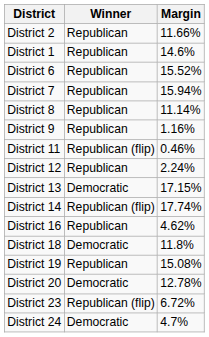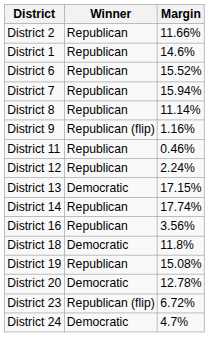(97, 129) Republican -> (111, 129) Republican (flip)
(111, 149) Republican (flip) -> (97, 149) Republican
(111, 206) Republican (flip) -> (97, 206) Republican
(178, 226) 4.62% -> (178, 226) 3.56%
